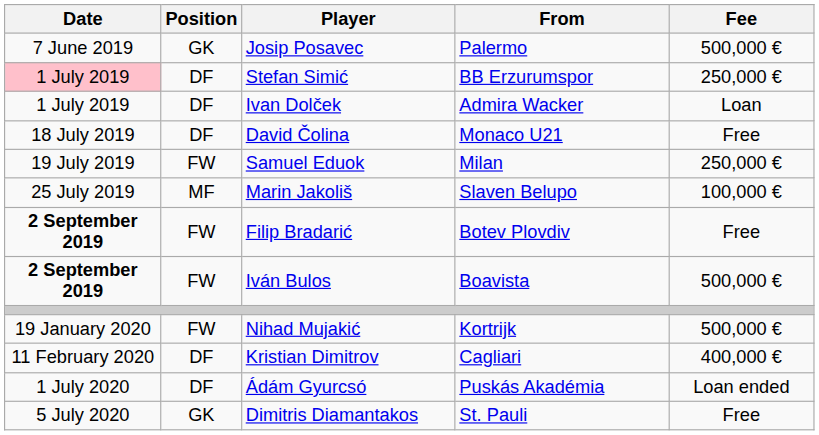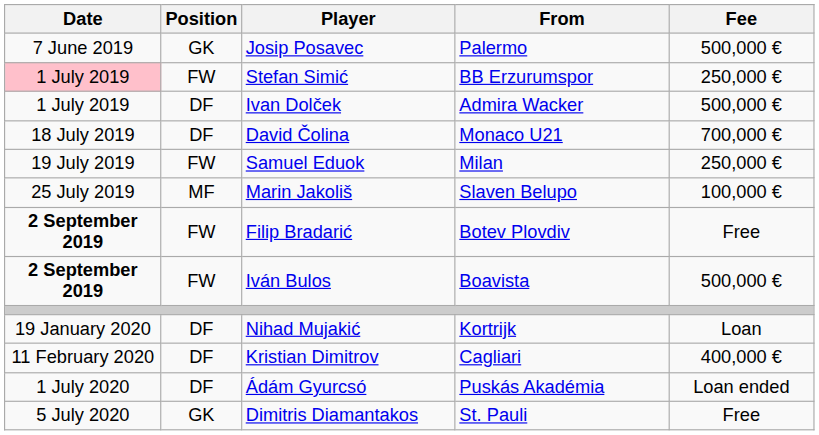(201, 76) DF -> (201, 76) FW
(741, 105) Loan -> (741, 105) 500,000 €
(741, 134) Free -> (741, 134) 700,000 €
(201, 328) FW -> (201, 328) DF
(741, 328) 500,000 € -> (741, 328) Loan
